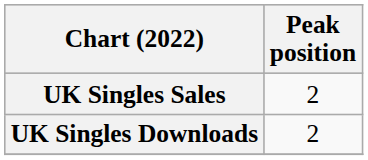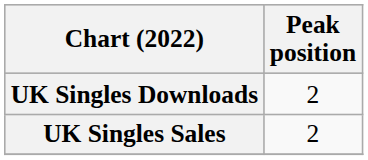rows swapped: (134, 133) <-> (134, 93)
